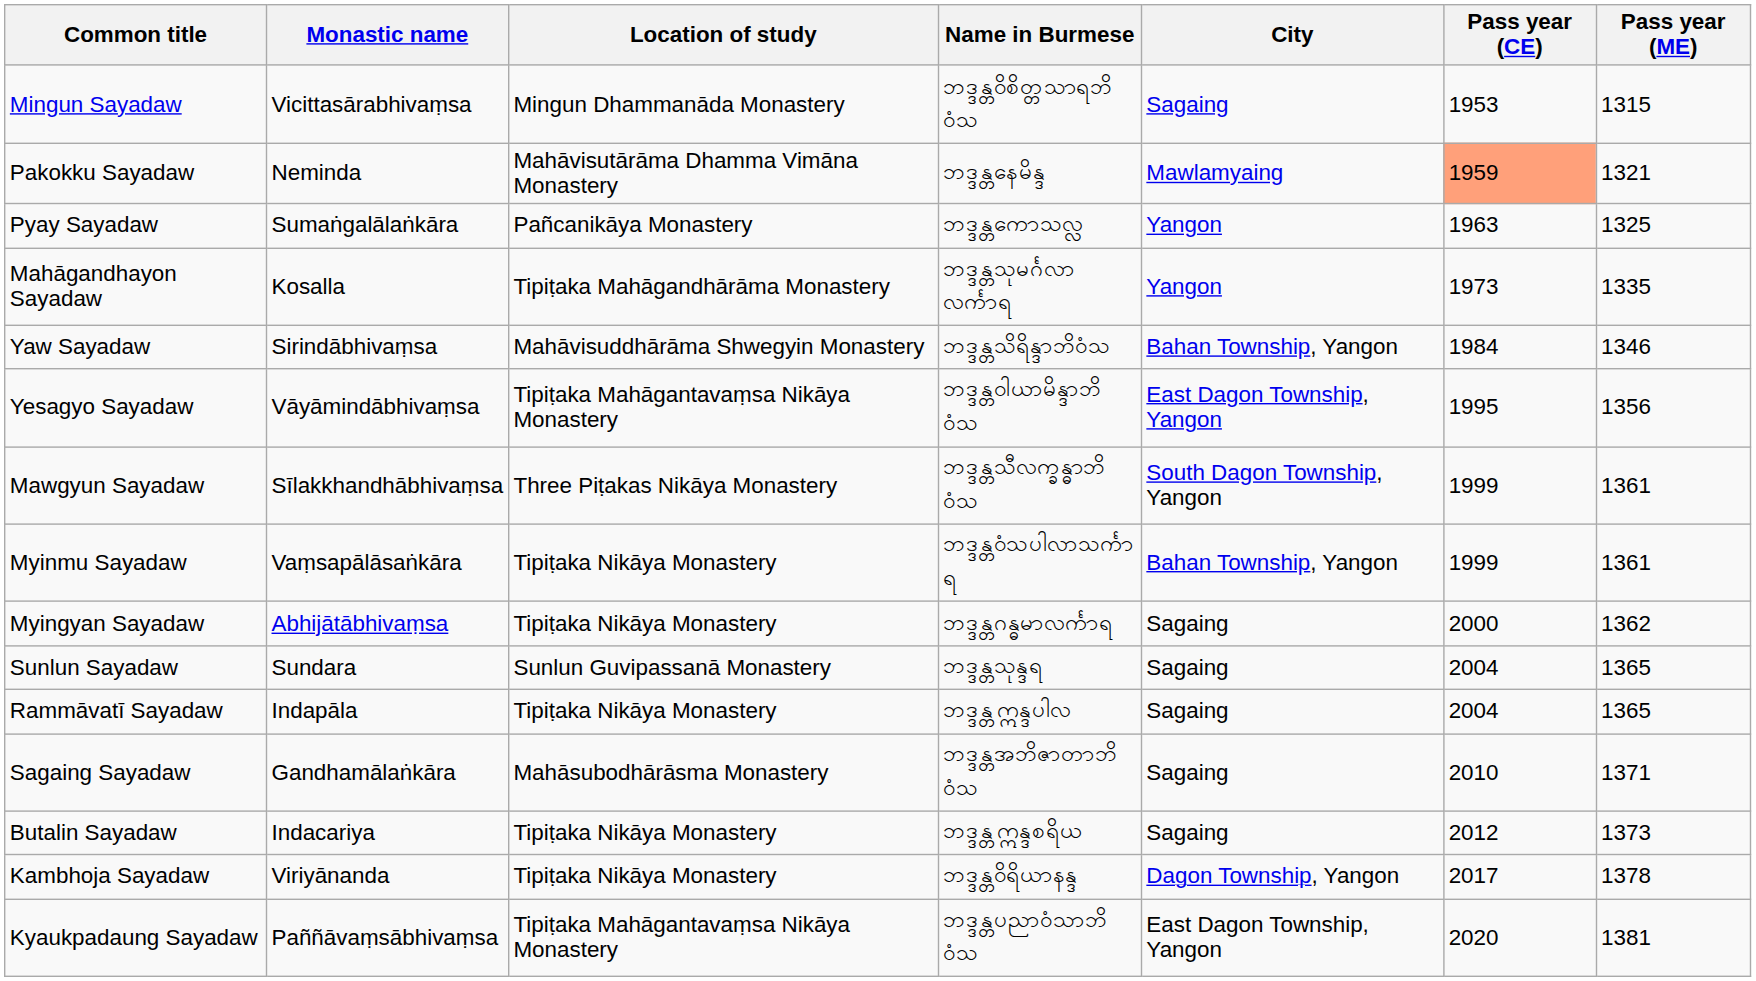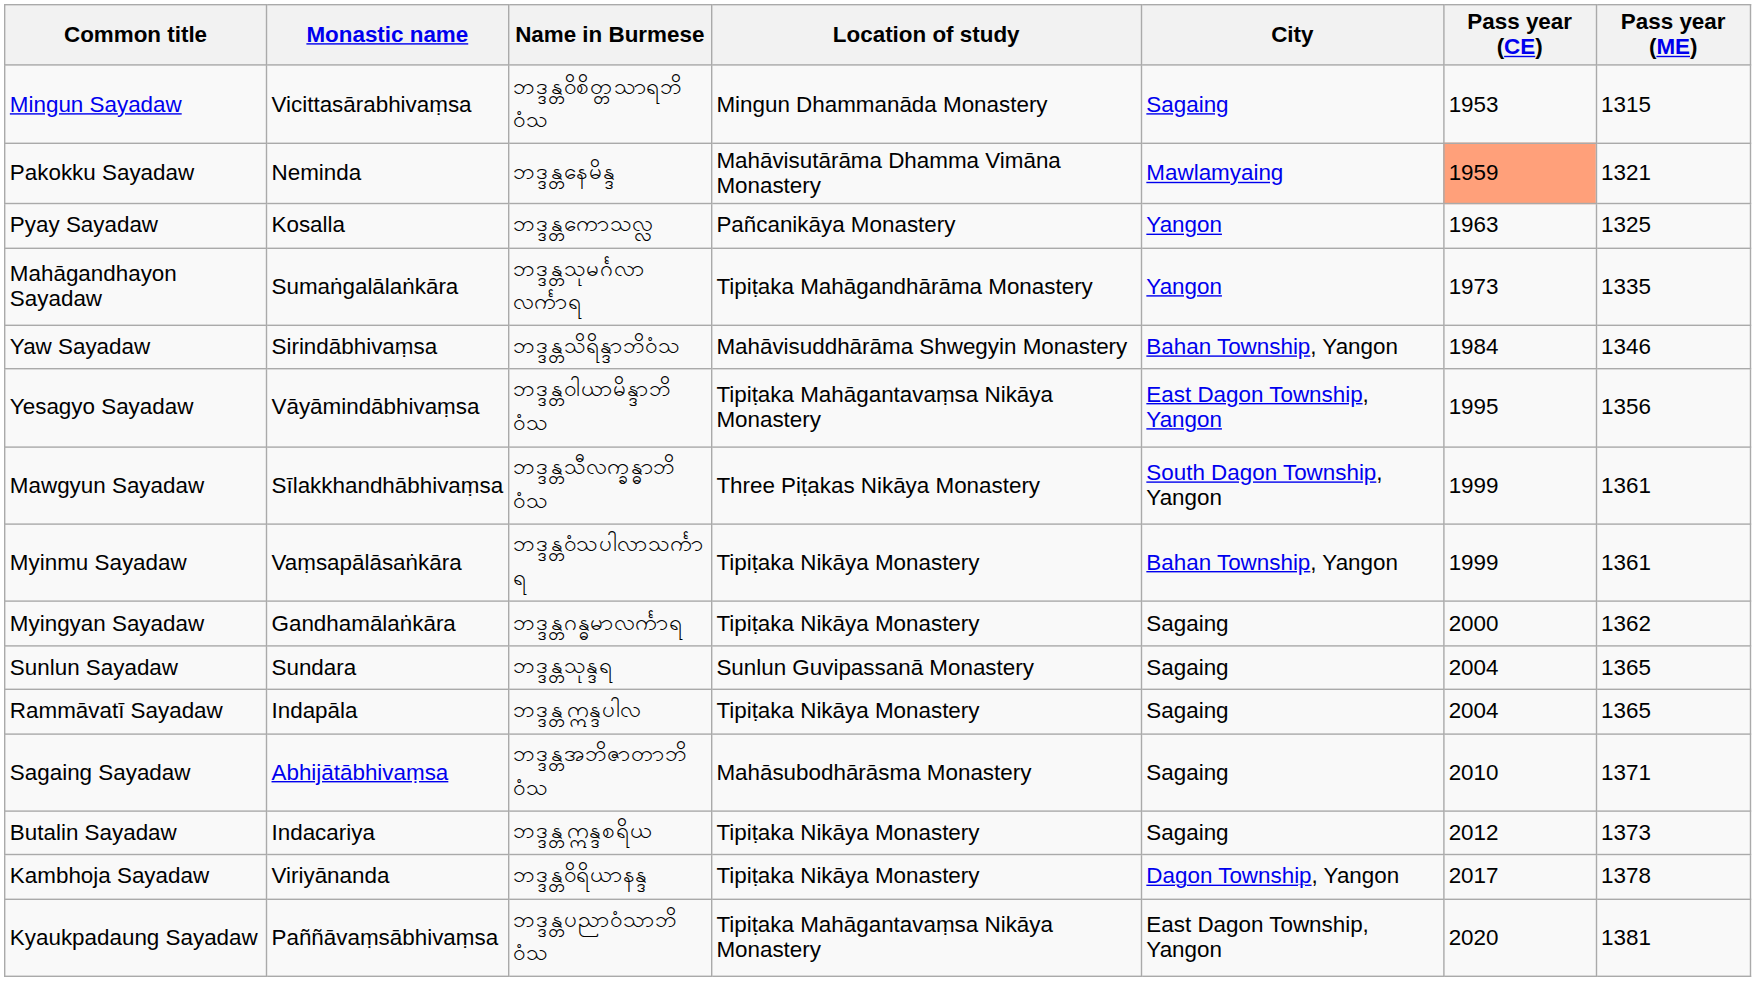columns swapped: (1040, 34) <-> (723, 34)
(365, 225) Sumaṅgalālaṅkāra -> (308, 225) Kosalla
(308, 286) Kosalla -> (365, 286) Sumaṅgalālaṅkāra
(360, 623) Abhijātābhivaṃsa -> (364, 623) Gandhamālaṅkāra
(364, 771) Gandhamālaṅkāra -> (360, 771) Abhijātābhivaṃsa
